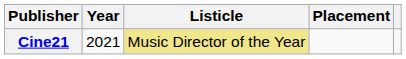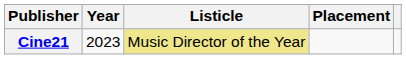(103, 41) 2021 -> (103, 41) 2023
